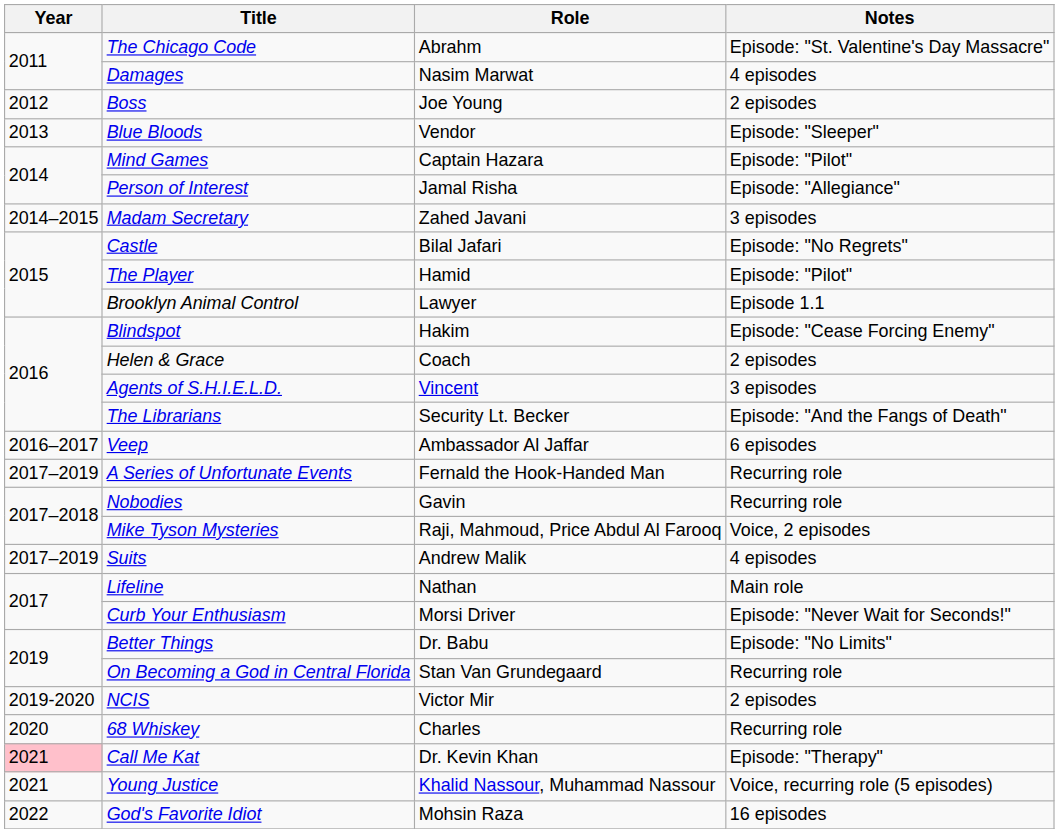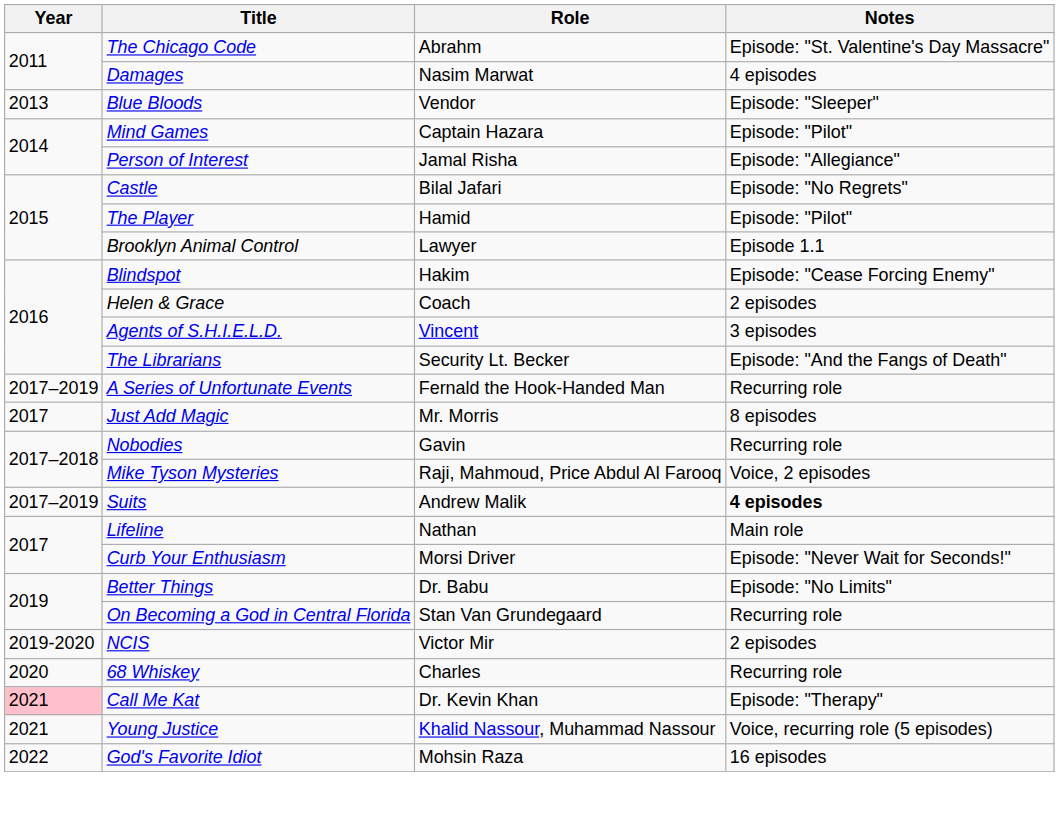- row: (127, 103)
- row: (177, 217)
- row: (127, 445)
+ row: (168, 416)
(773, 558) normal -> (776, 501) bold
